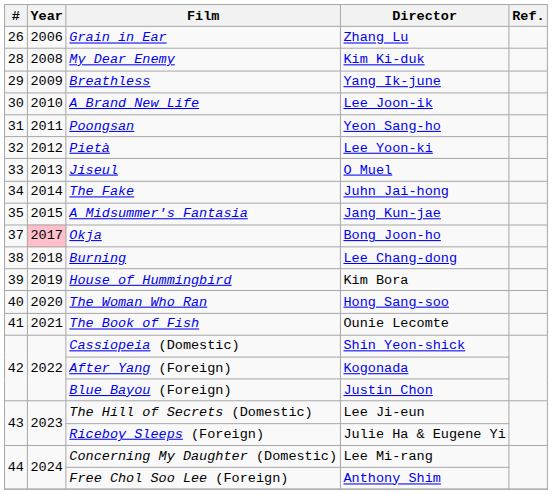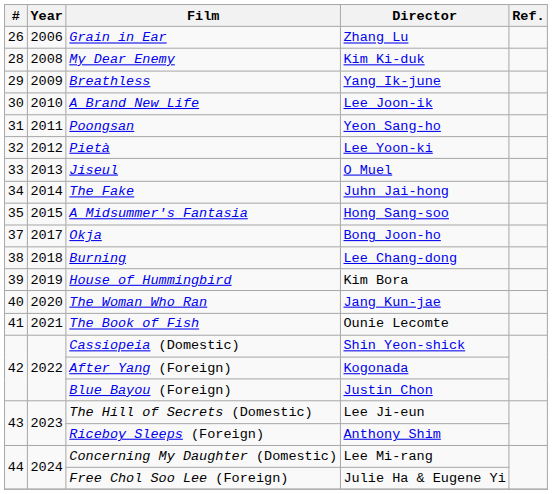(392, 214) Jang Kun-jae -> (396, 214) Hong Sang-soo
(47, 236) pink background -> (47, 236) no background
(396, 302) Hong Sang-soo -> (392, 302) Jang Kun-jae
(425, 434) Julie Ha & Eugene Yi -> (392, 434) Anthony Shim
(392, 478) Anthony Shim -> (425, 478) Julie Ha & Eugene Yi
